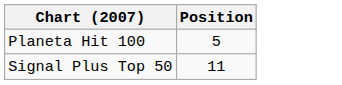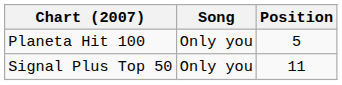+ column: (216, 17)
